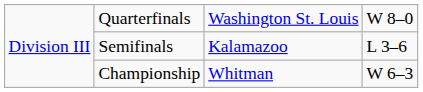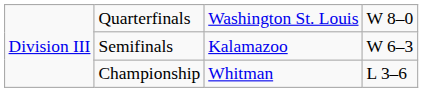(387, 45) L 3–6 -> (390, 45) W 6–3
(390, 73) W 6–3 -> (387, 73) L 3–6
